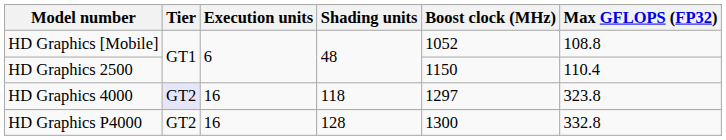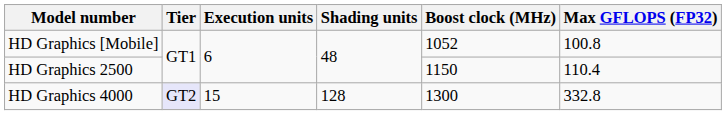(582, 43) 108.8 -> (582, 43) 100.8
(212, 95) 16 -> (212, 95) 15
(333, 95) 118 -> (333, 95) 128
(442, 95) 1297 -> (442, 95) 1300
(582, 95) 323.8 -> (582, 95) 332.8
- row: (75, 122)
